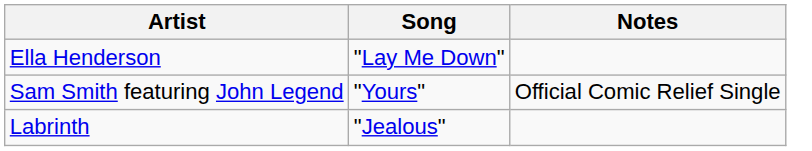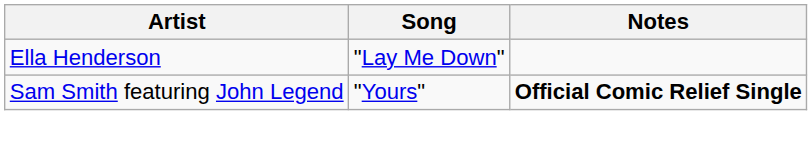(648, 92) normal -> (658, 92) bold
- row: (50, 127)
